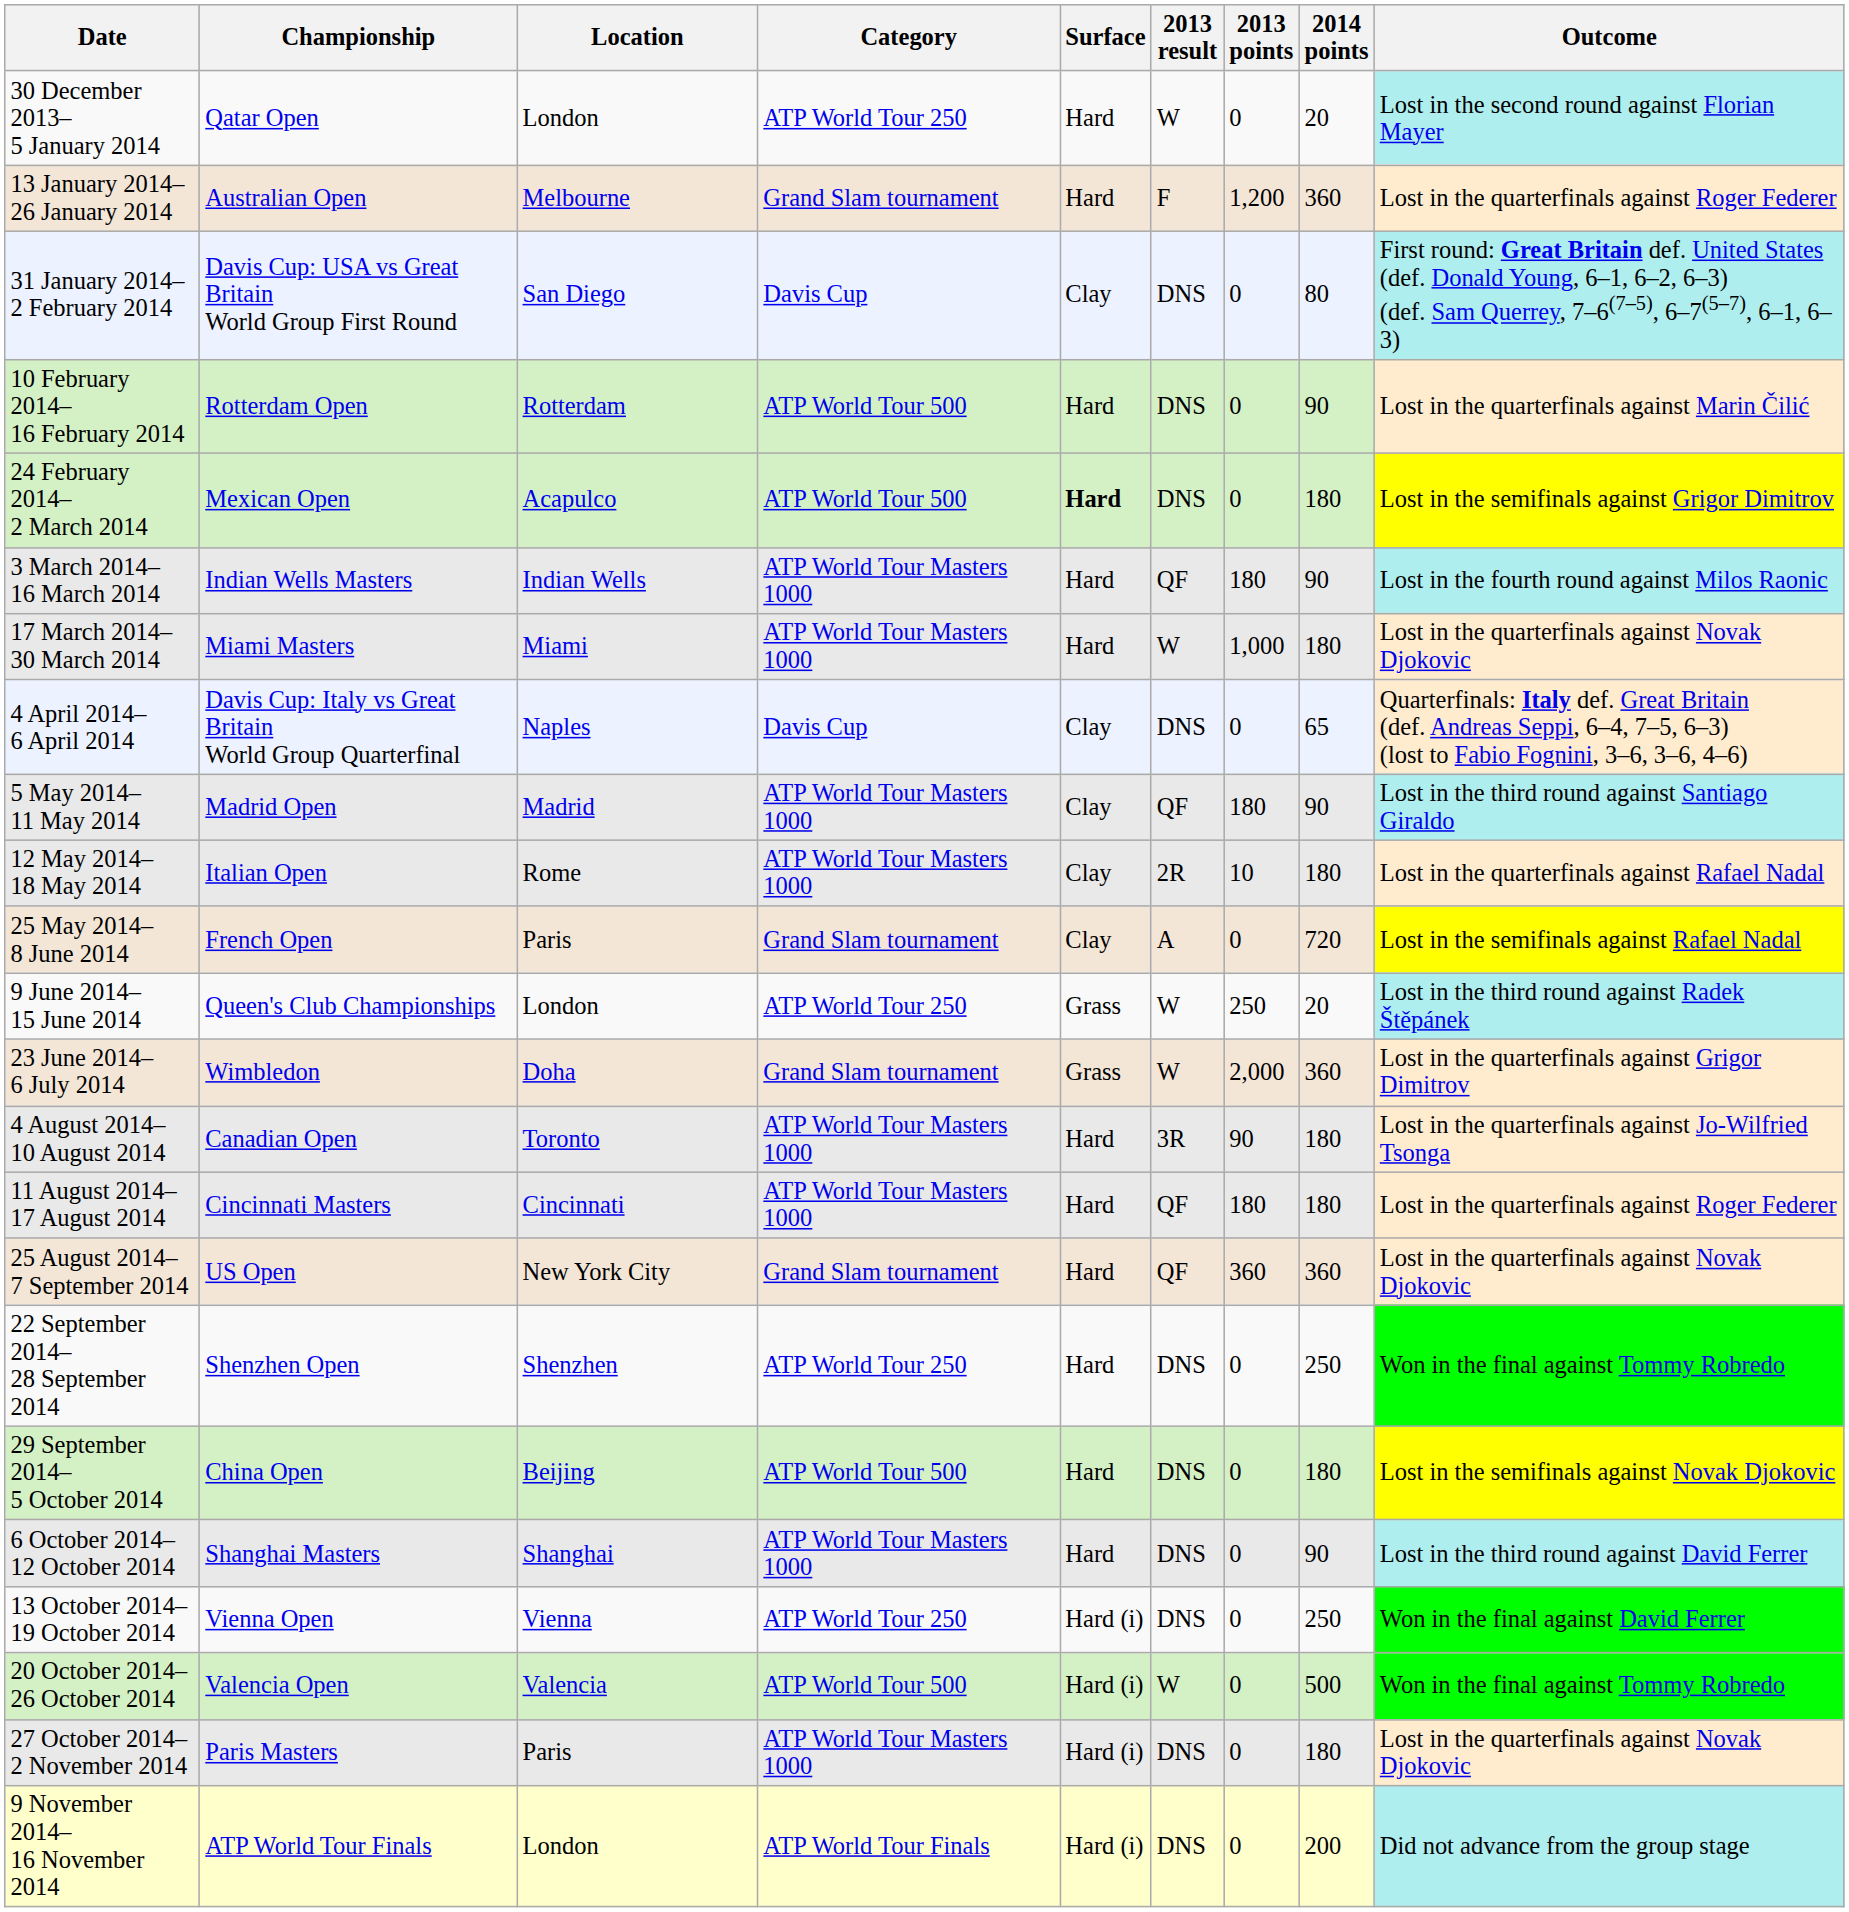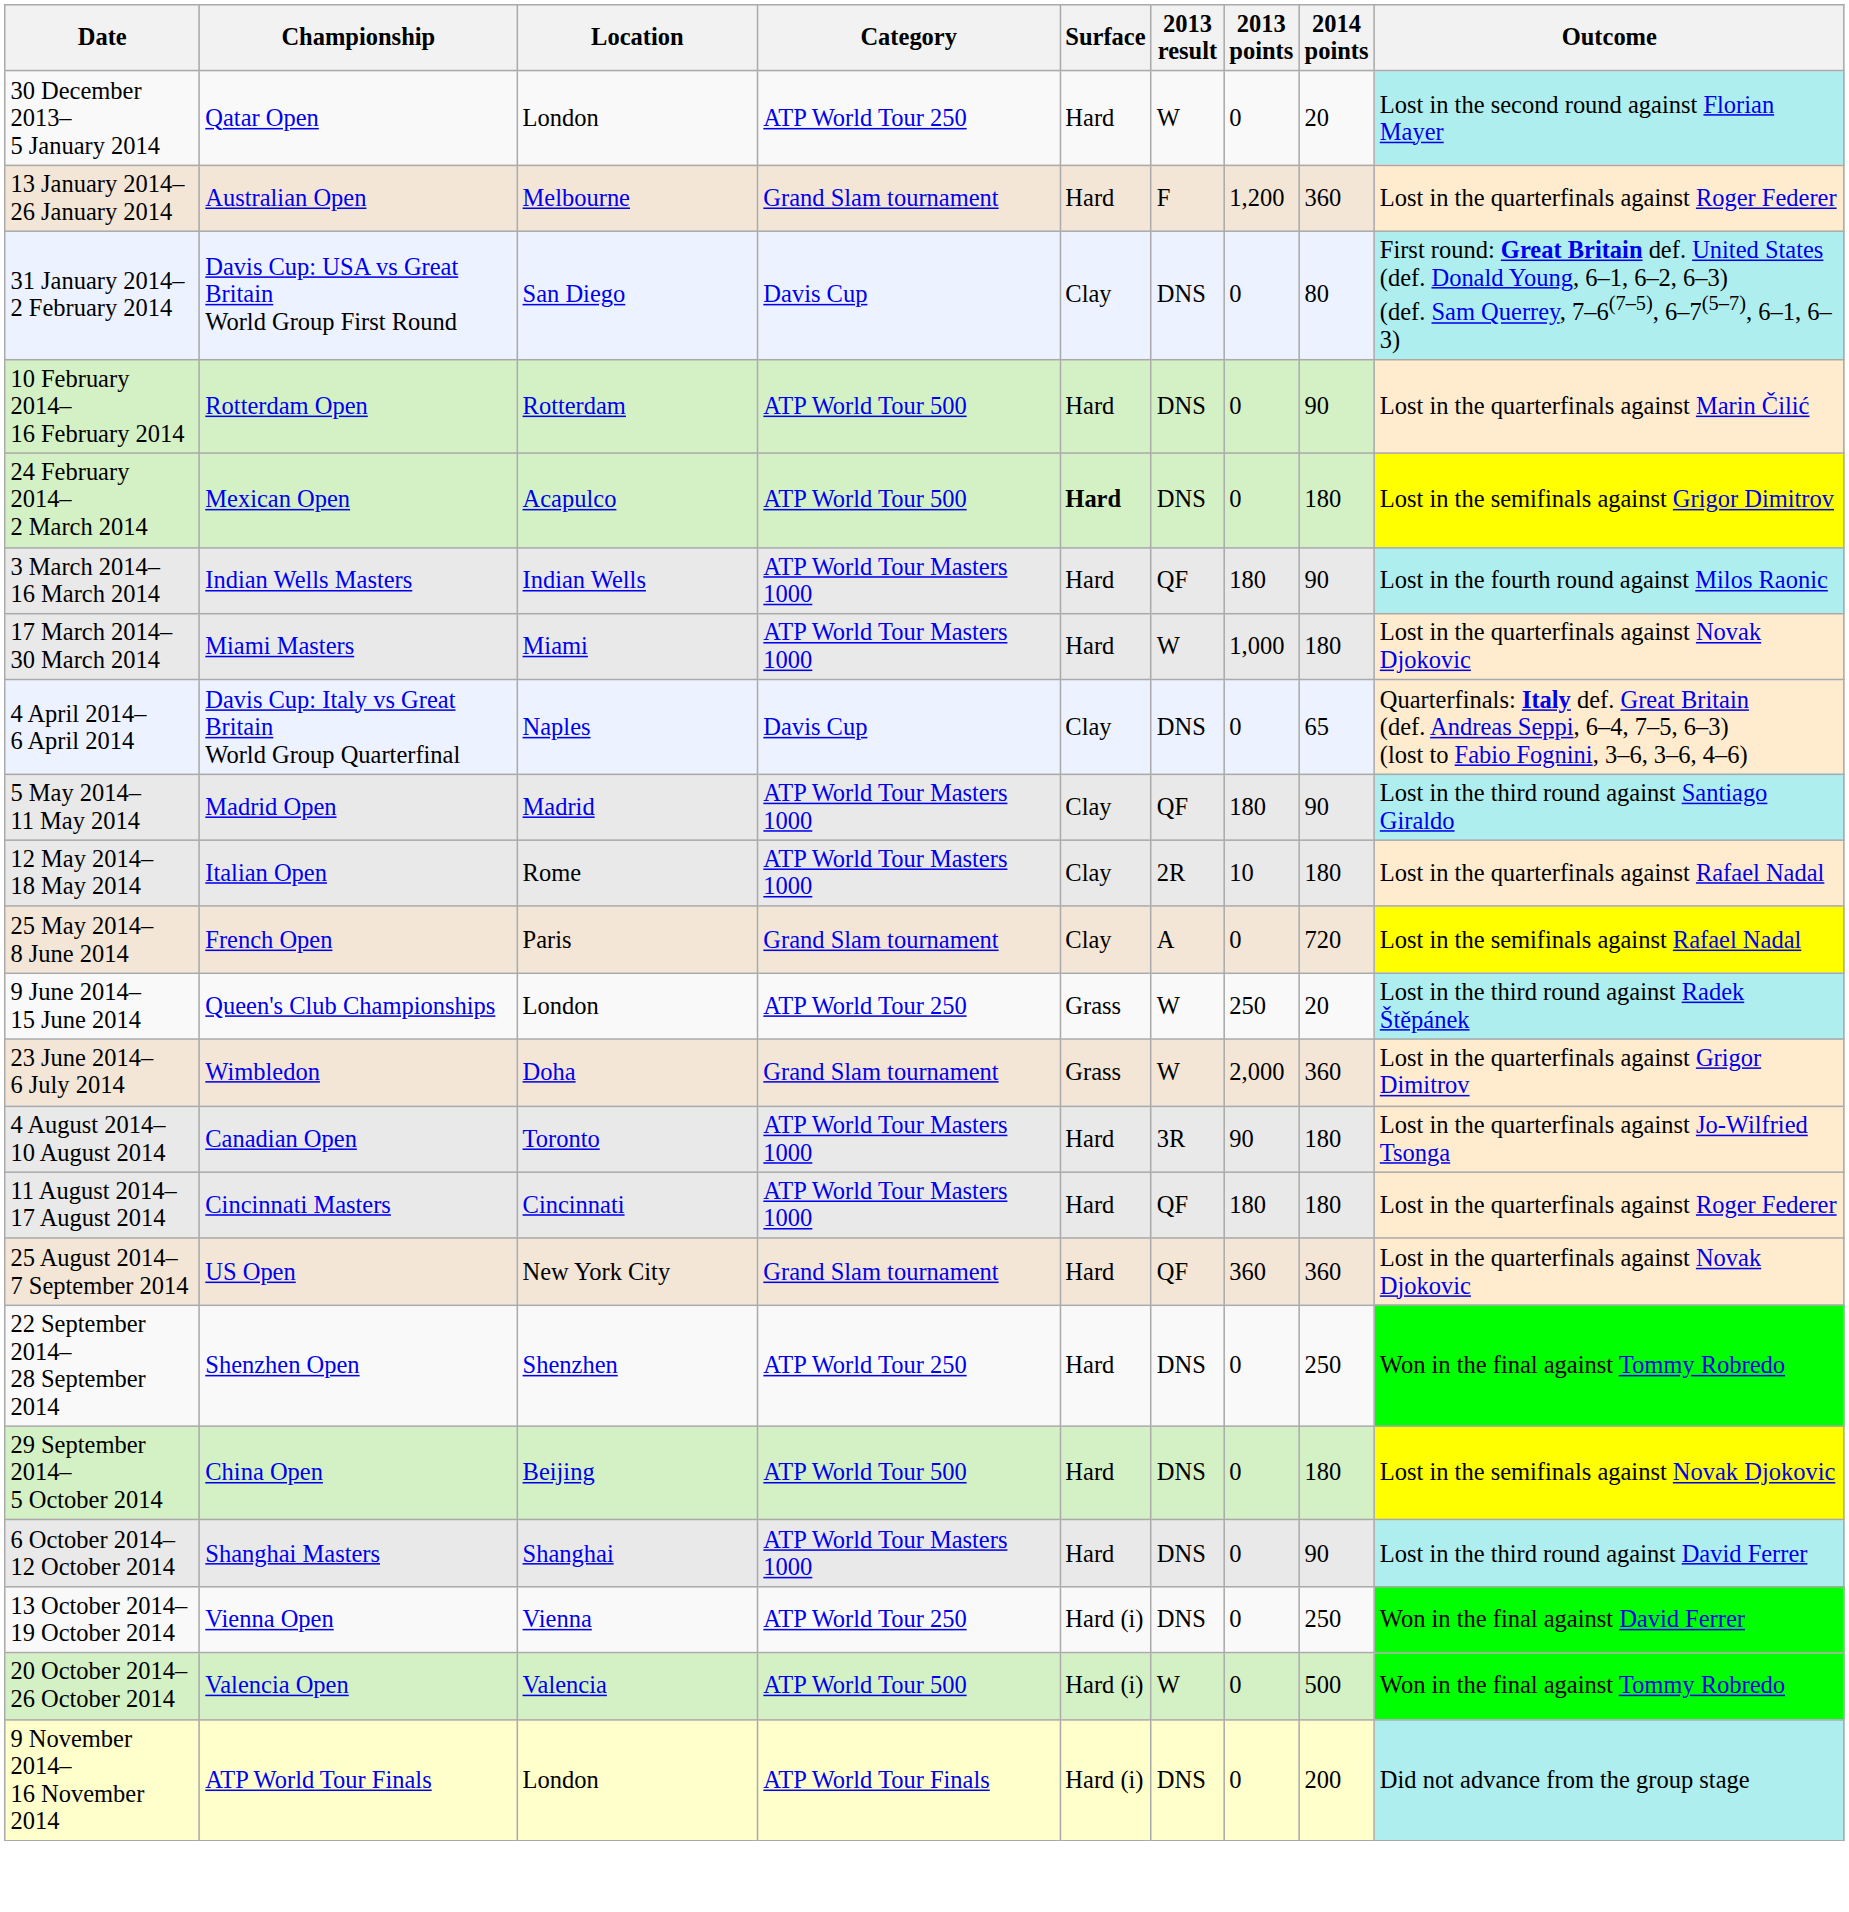- row: (99, 1752)
